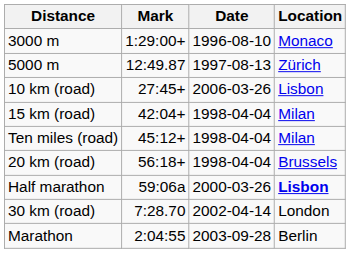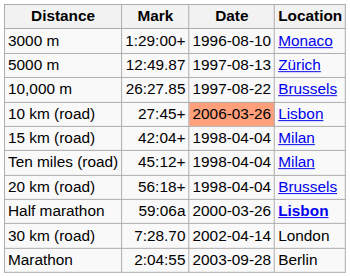+ row: (40, 89)
(232, 89) no background -> (232, 114) lightsalmon background
